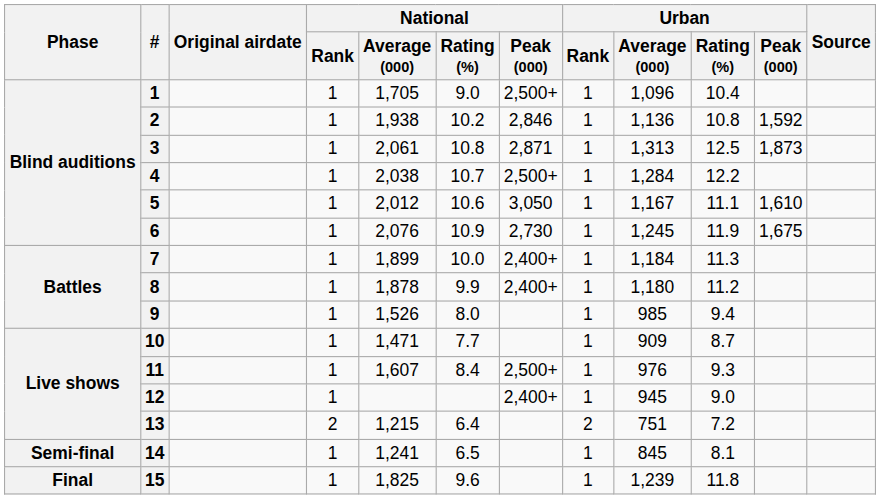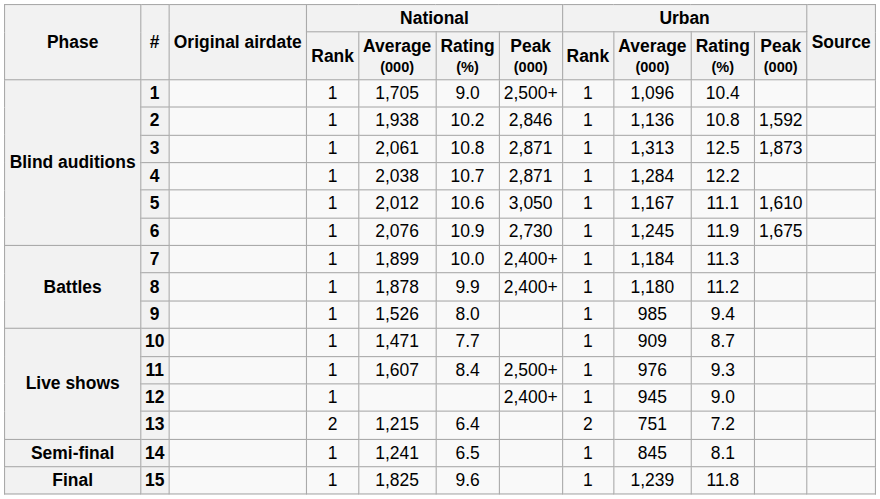(531, 176) 2,500+ -> (531, 176) 2,871
